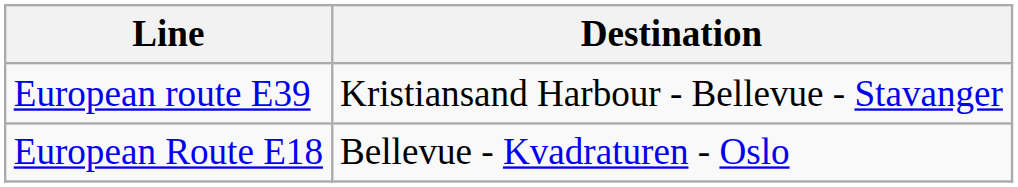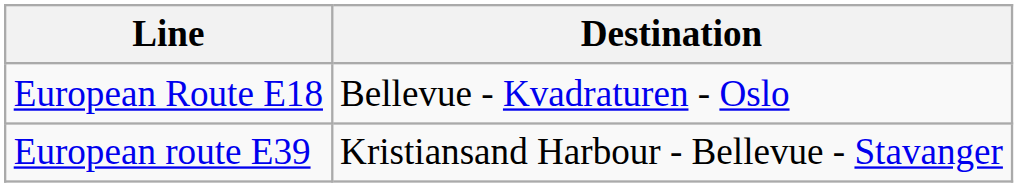rows swapped: (168, 151) <-> (162, 92)
